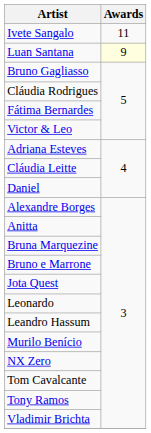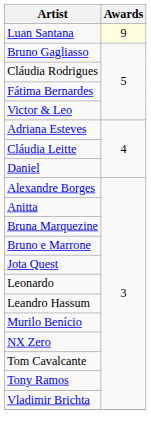- row: (40, 33)
